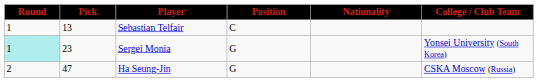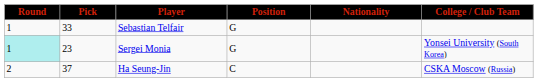(67, 27) 13 -> (67, 27) 33
(232, 27) C -> (233, 27) G
(67, 69) 47 -> (67, 69) 37
(233, 69) G -> (232, 69) C
